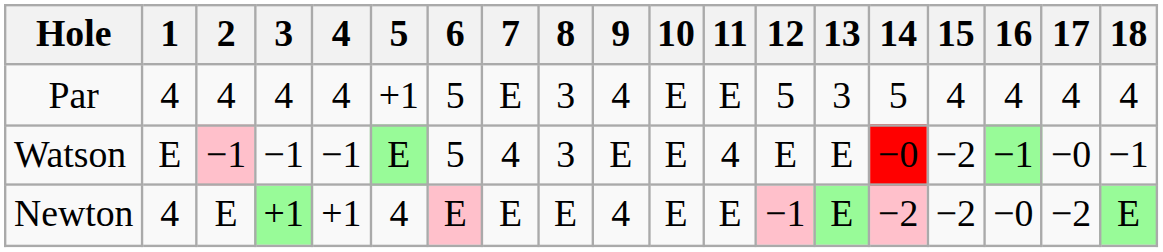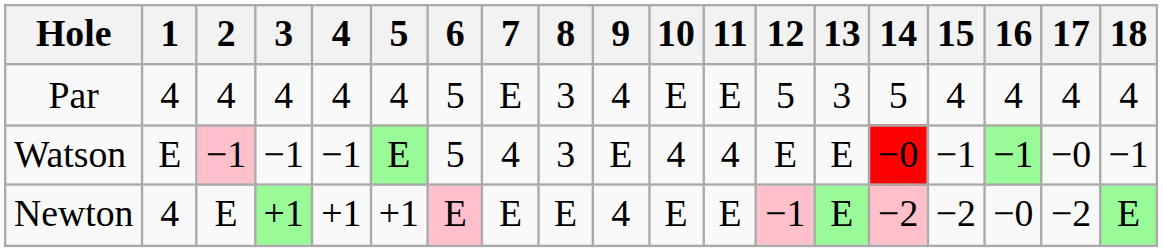(399, 94) +1 -> (399, 94) 4
(676, 154) E -> (676, 154) 4
(956, 154) −2 -> (956, 154) −1
(399, 214) 4 -> (399, 214) +1
